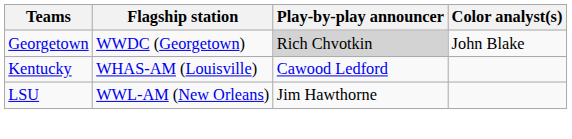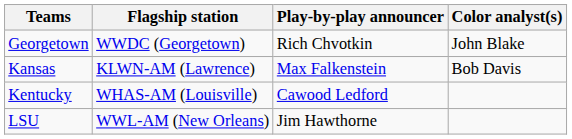(325, 43) lightgrey background -> (325, 43) no background
+ row: (32, 69)
